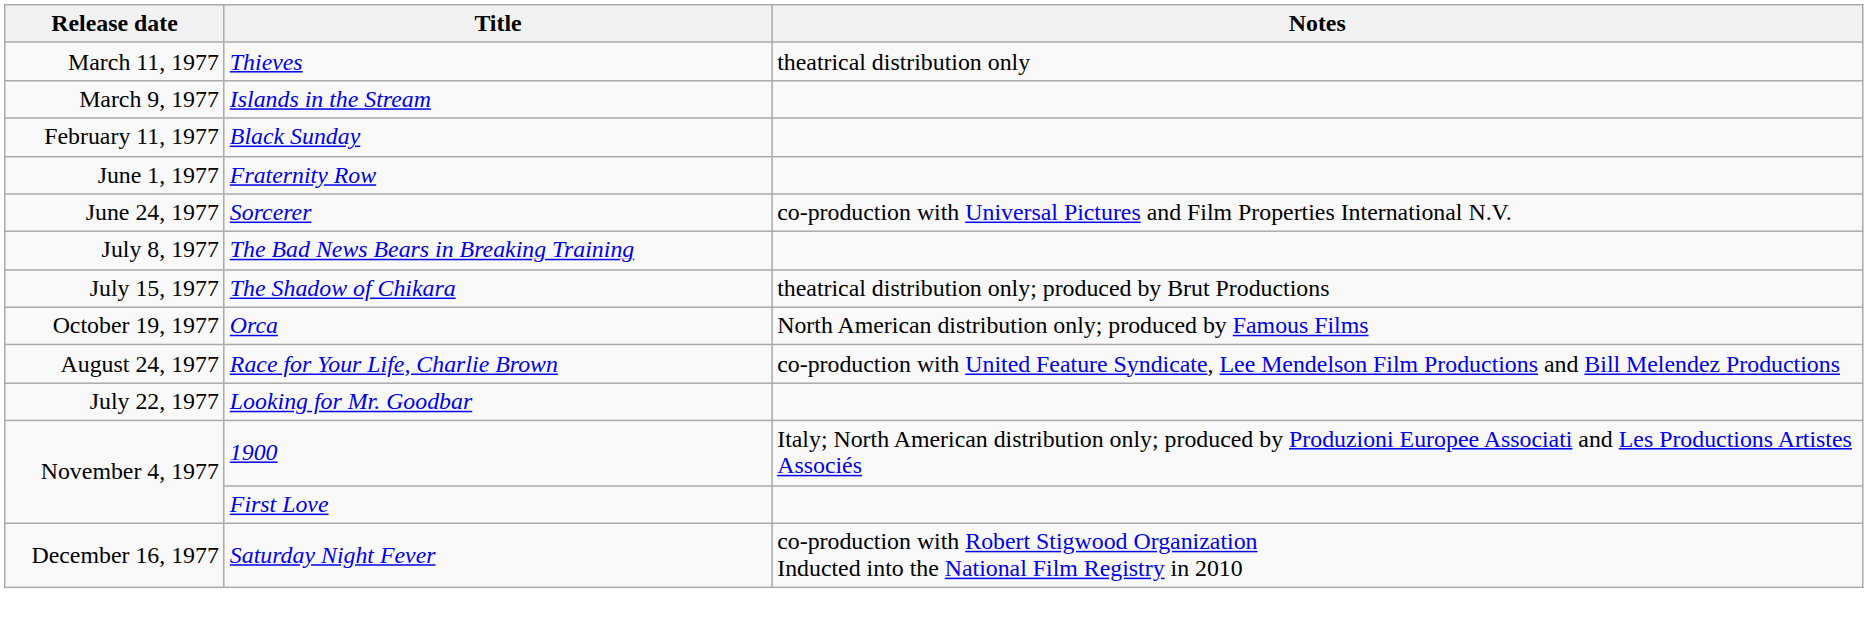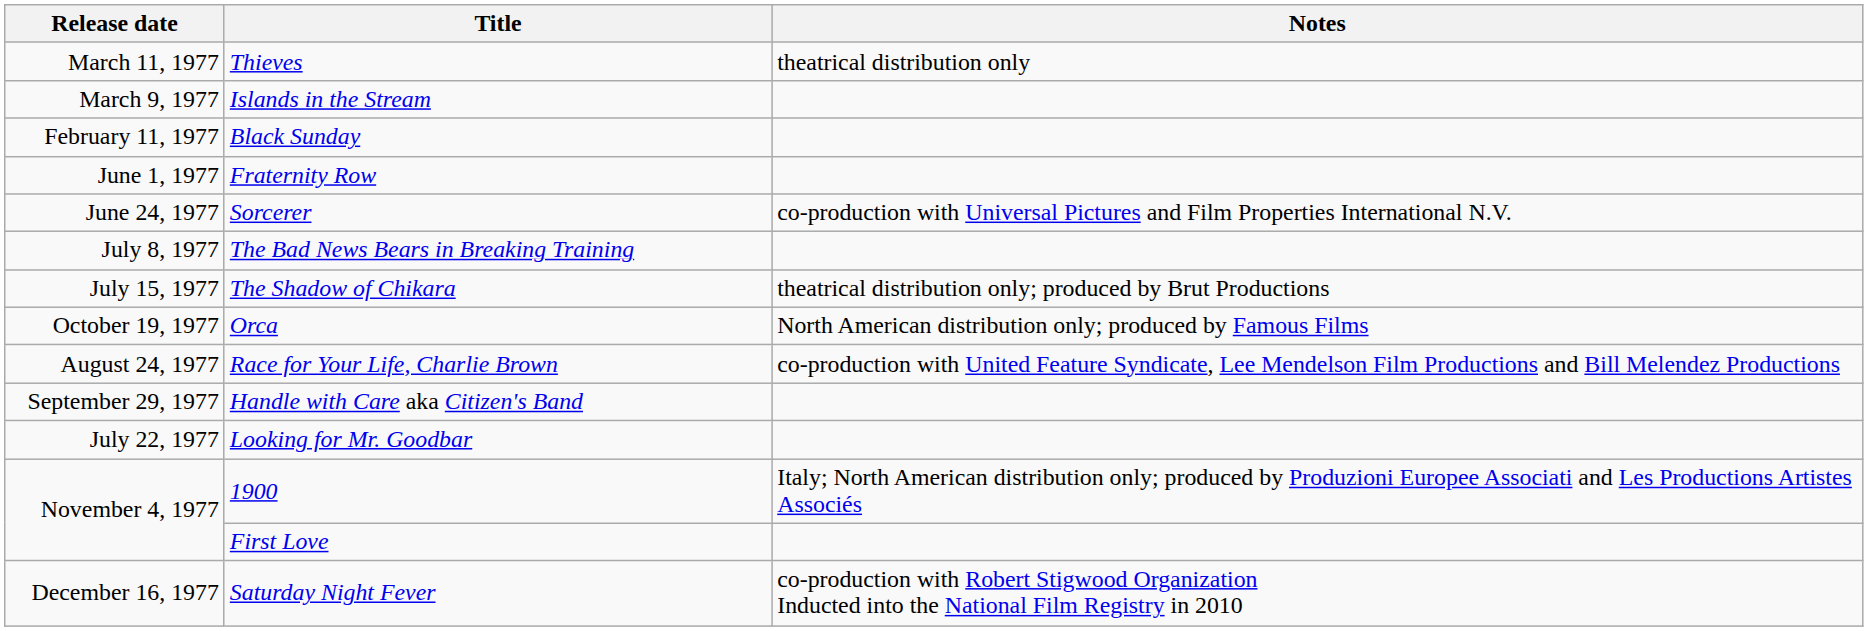+ row: (406, 401)
